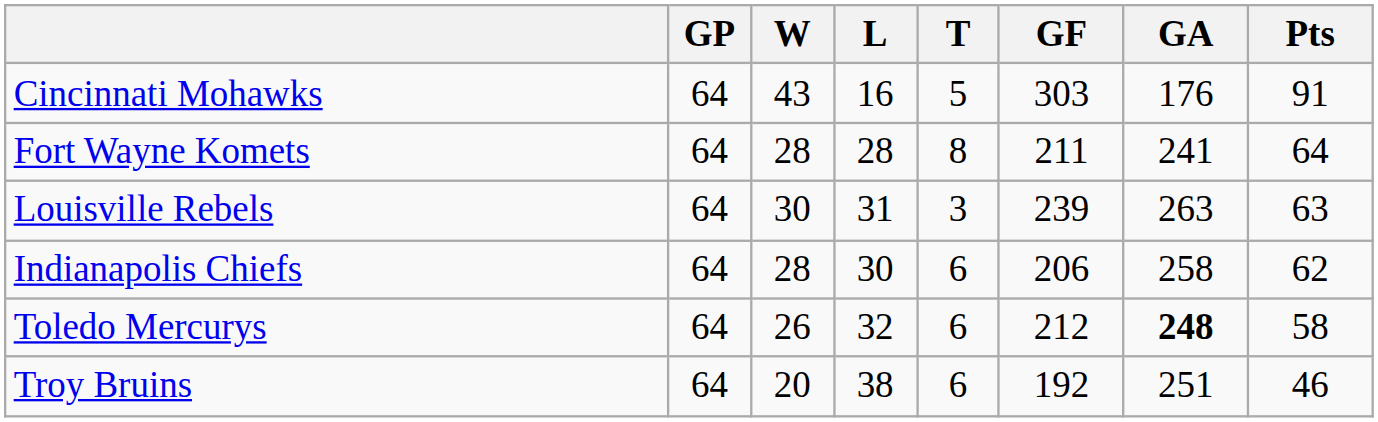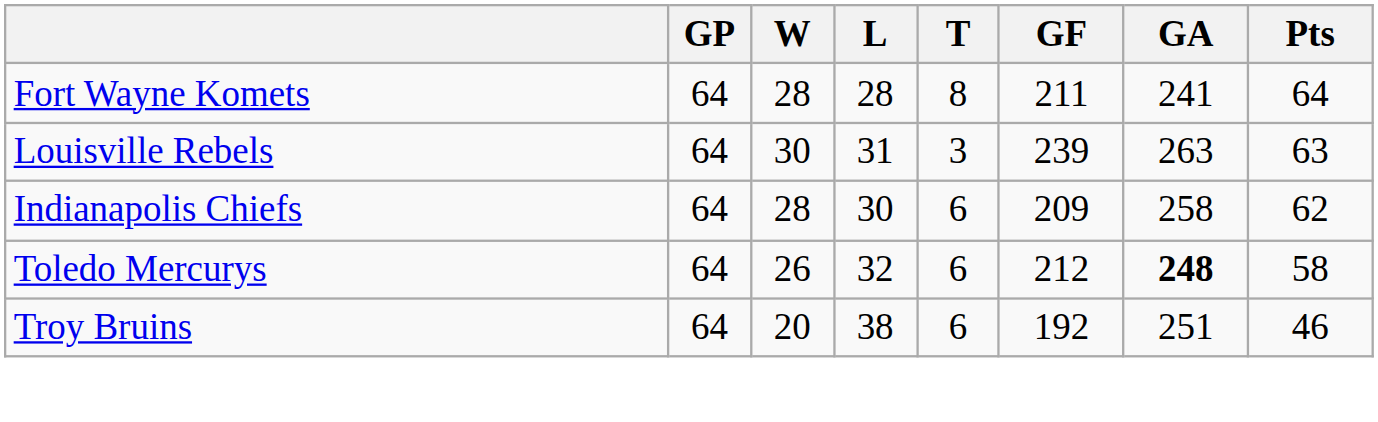- row: (168, 92)
(1062, 268) 206 -> (1062, 209) 209
